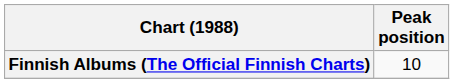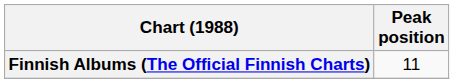(411, 64) 10 -> (411, 64) 11
